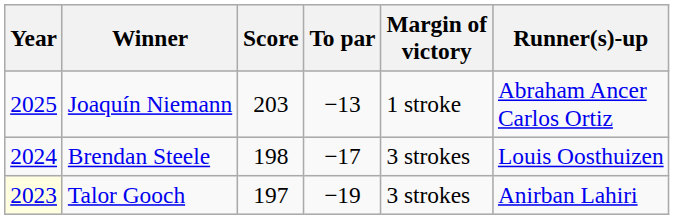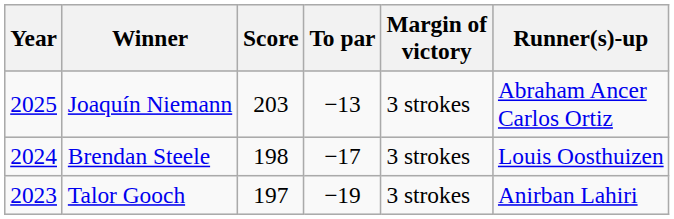(424, 104) 1 stroke -> (428, 104) 3 strokes
(34, 195) lightyellow background -> (34, 195) no background
